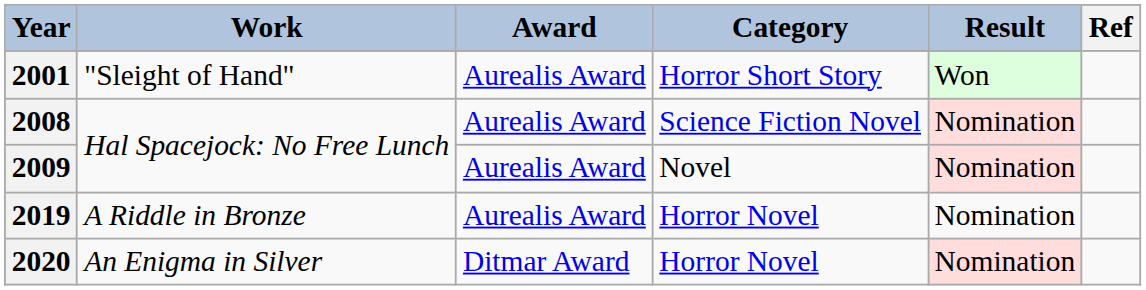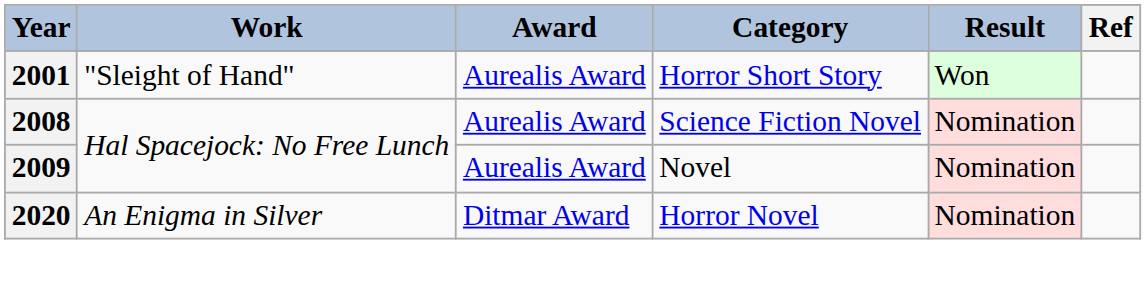- row: (41, 214)
